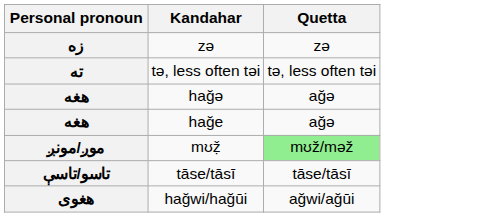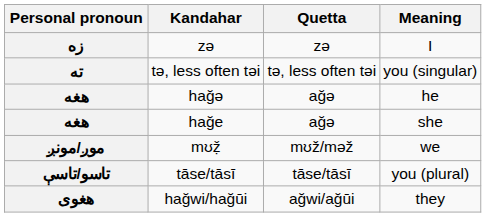+ column: (430, 18)
(322, 147) lightgreen background -> (322, 147) no background
